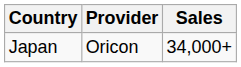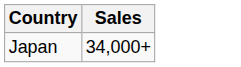- column: (122, 18)
